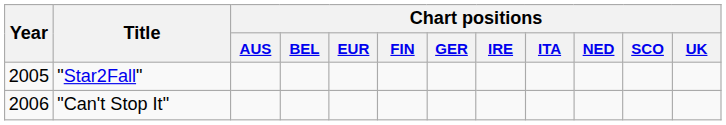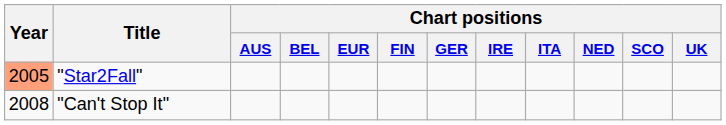(29, 76) no background -> (29, 76) lightsalmon background
(29, 104) 2006 -> (29, 104) 2008
